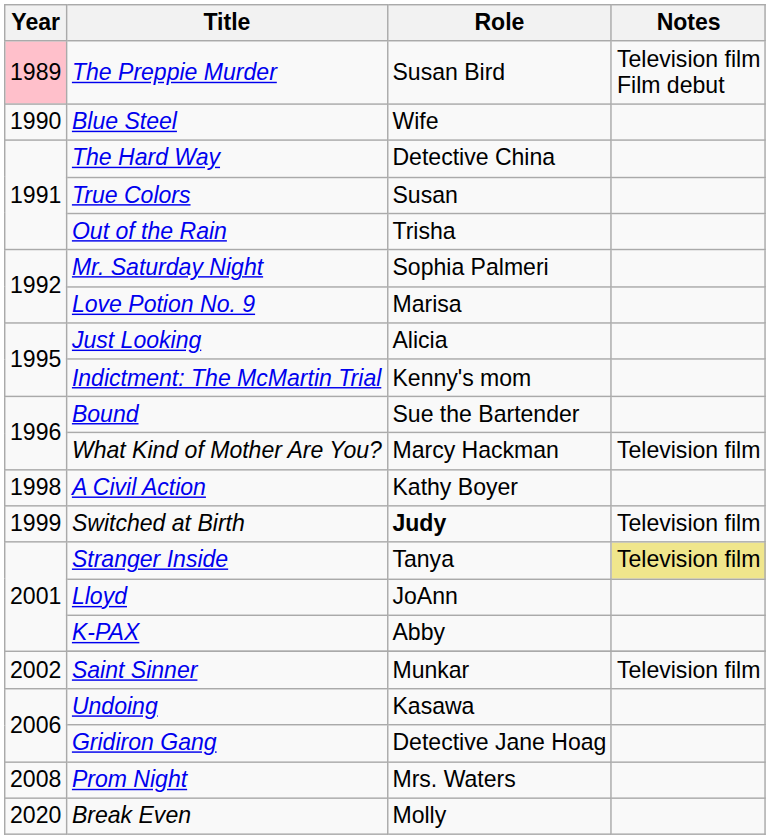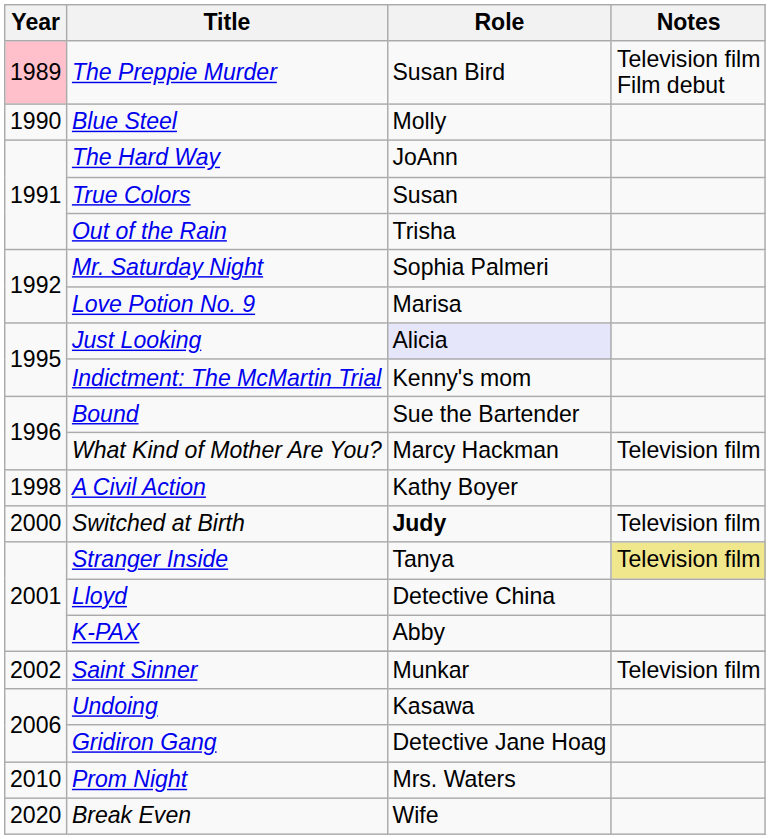(416, 121) Wife -> (419, 121) Molly
(474, 158) Detective China -> (425, 158) JoAnn
(420, 341) no background -> (420, 341) lavender background
(36, 523) 1999 -> (36, 523) 2000
(425, 596) JoAnn -> (474, 596) Detective China
(36, 779) 2008 -> (36, 779) 2010
(419, 816) Molly -> (416, 816) Wife
